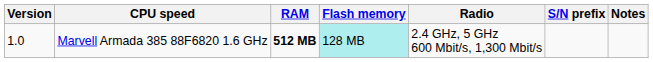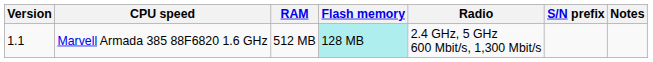(16, 40) 1.0 -> (16, 40) 1.1
(295, 40) bold -> (295, 40) normal
